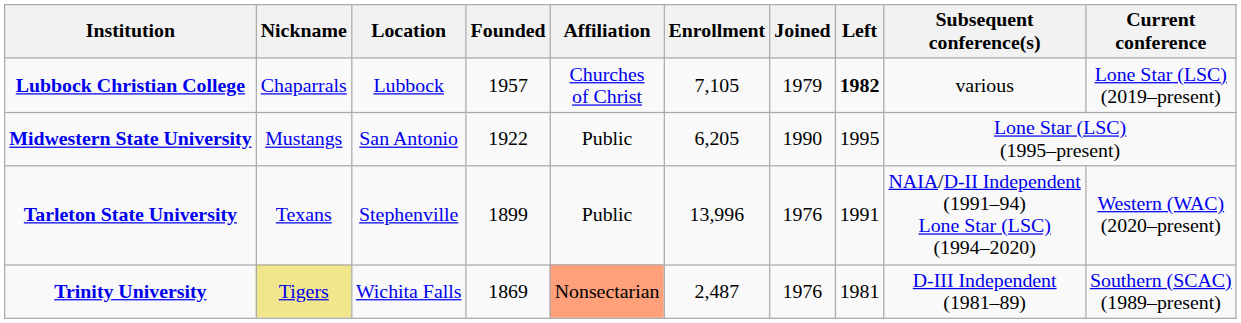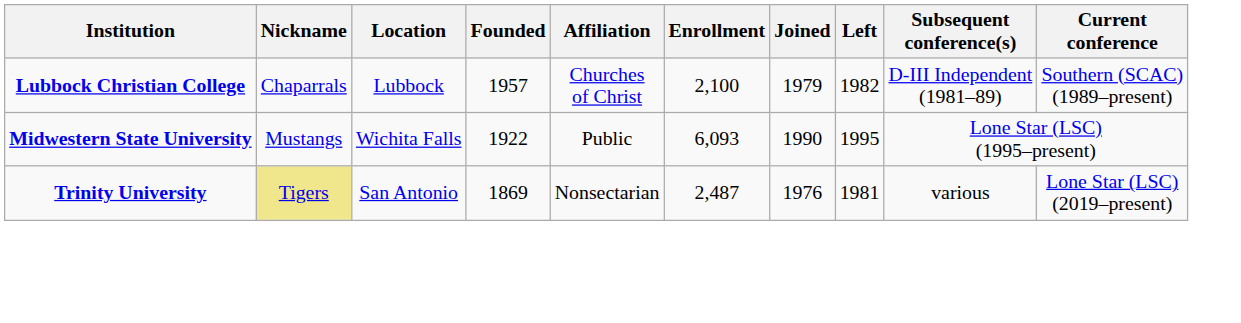(717, 85) 7,105 -> (717, 85) 2,100
(860, 85) bold -> (860, 85) normal
(985, 85) various -> (960, 85) D-III Independent (1981–89)
(1161, 85) Lone Star (LSC) (2019–present) -> (1112, 85) Southern (SCAC) (1989–present)
(409, 138) San Antonio -> (409, 138) Wichita Falls
(717, 138) 6,205 -> (717, 138) 6,093
- row: (130, 215)
(409, 291) Wichita Falls -> (409, 192) San Antonio
(607, 291) lightsalmon background -> (607, 192) no background
(985, 291) D-III Independent (1981–89) -> (960, 192) various
(1161, 291) Southern (SCAC) (1989–present) -> (1112, 192) Lone Star (LSC) (2019–present)
